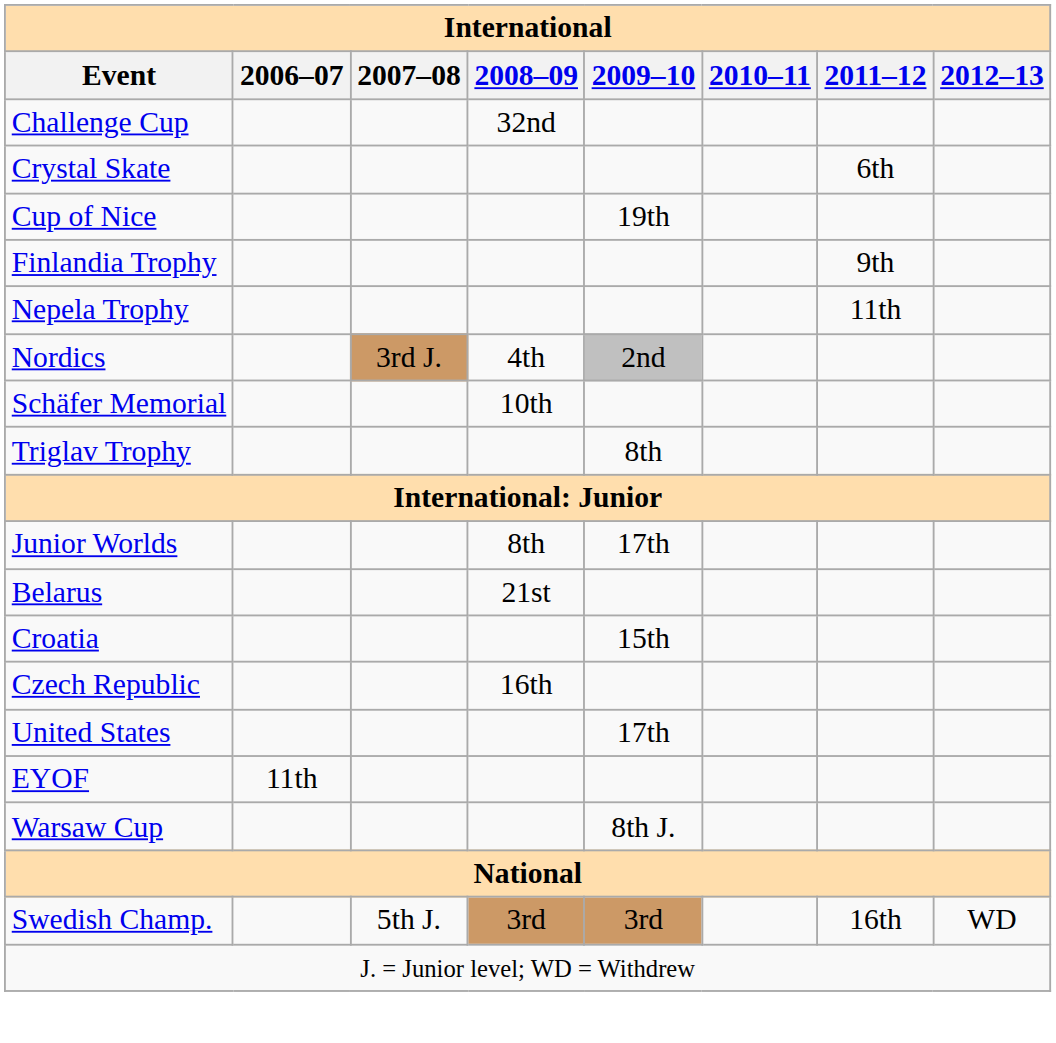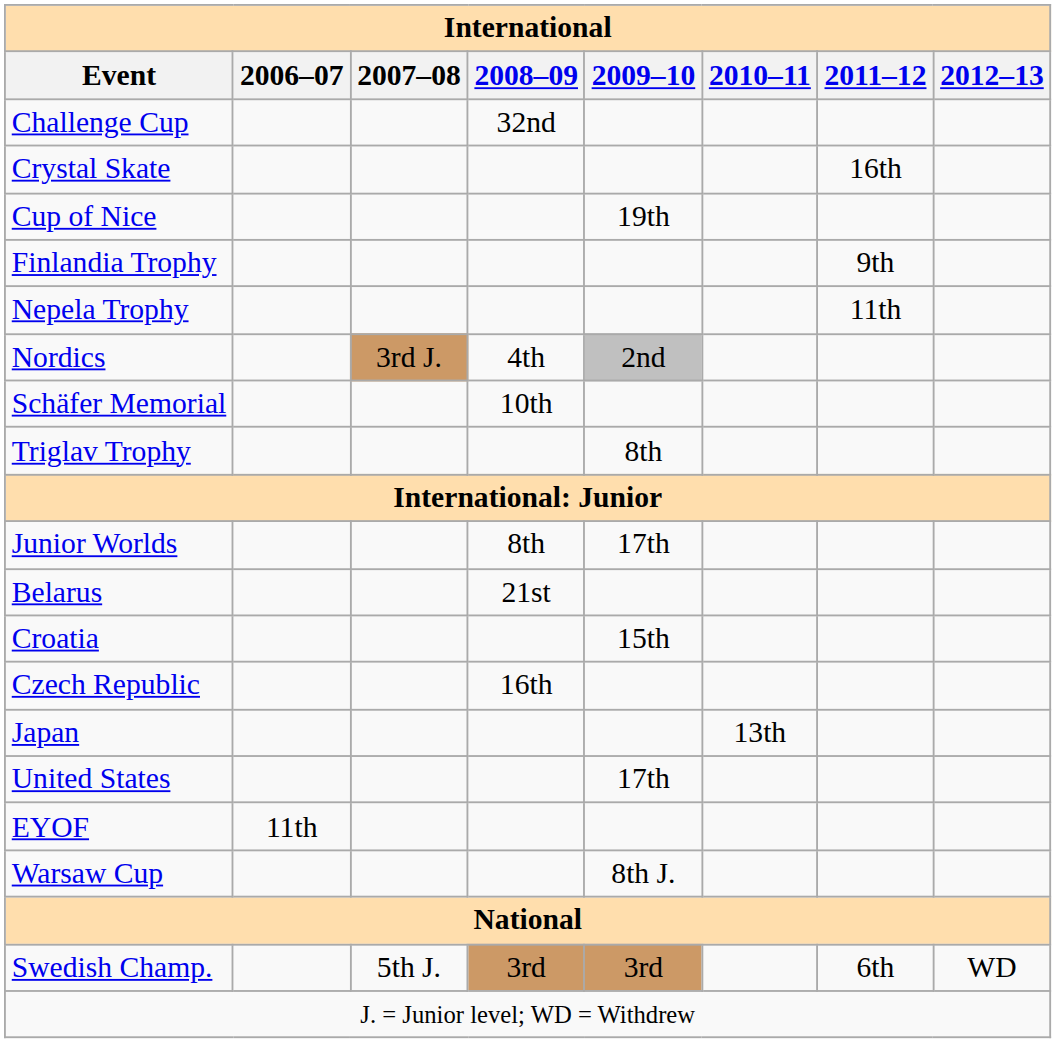(875, 168) 6th -> (875, 168) 16th
+ row: (45, 732)
(875, 919) 16th -> (875, 966) 6th
